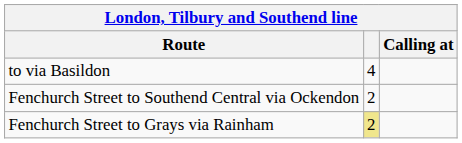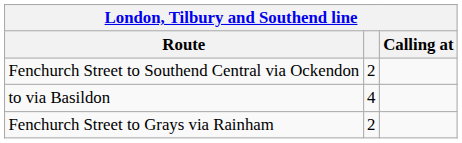rows swapped: (59, 71) <-> (184, 97)
(371, 124) khaki background -> (371, 124) no background
